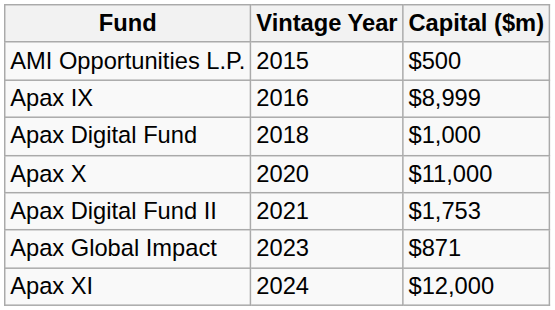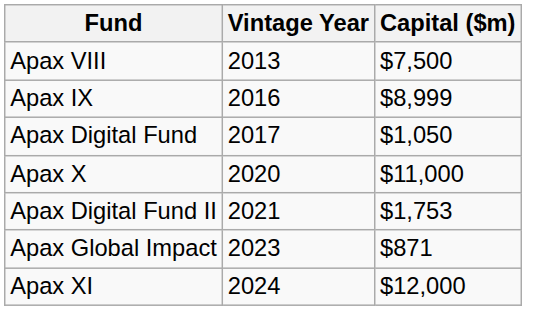+ row: (58, 60)
- row: (128, 60)
(283, 135) 2018 -> (254, 135) 2017
(445, 135) $1,000 -> (416, 135) $1,050
